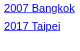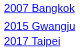+ row: (40, 26)
